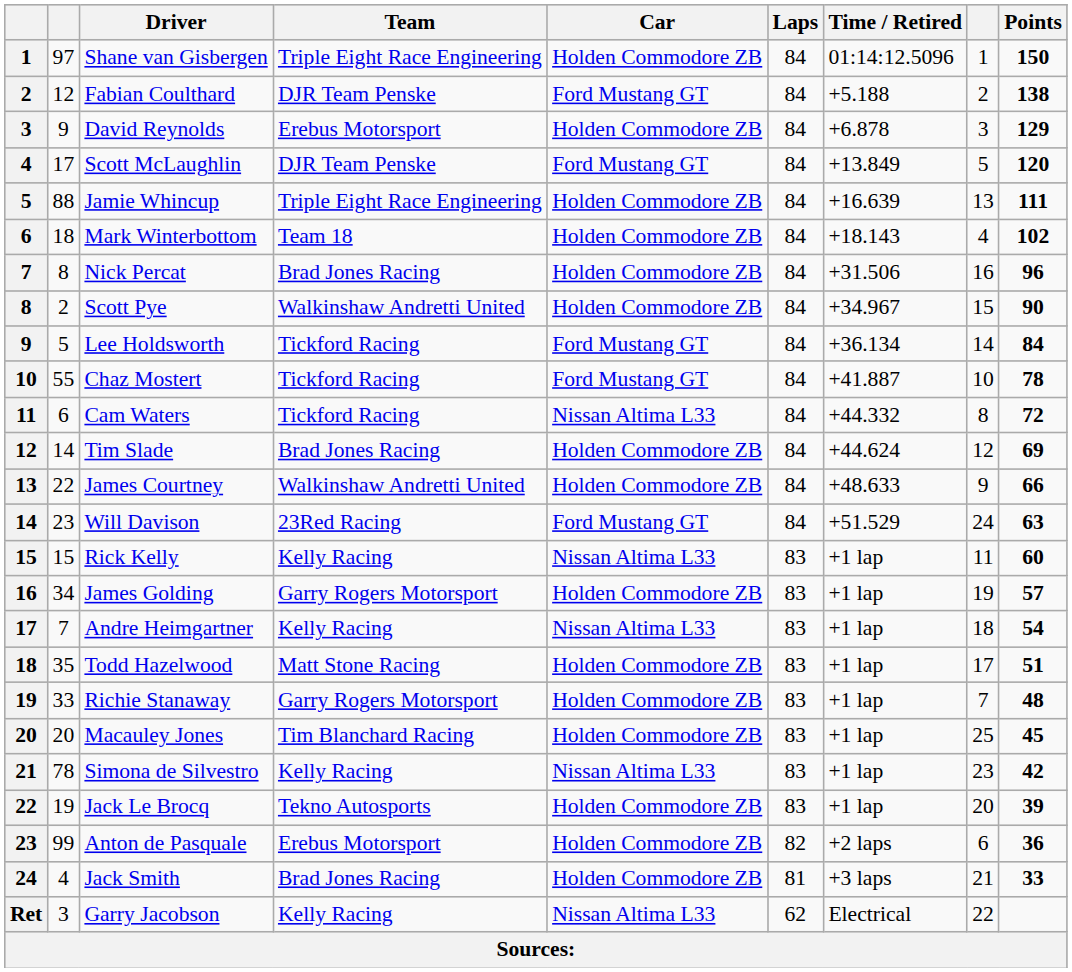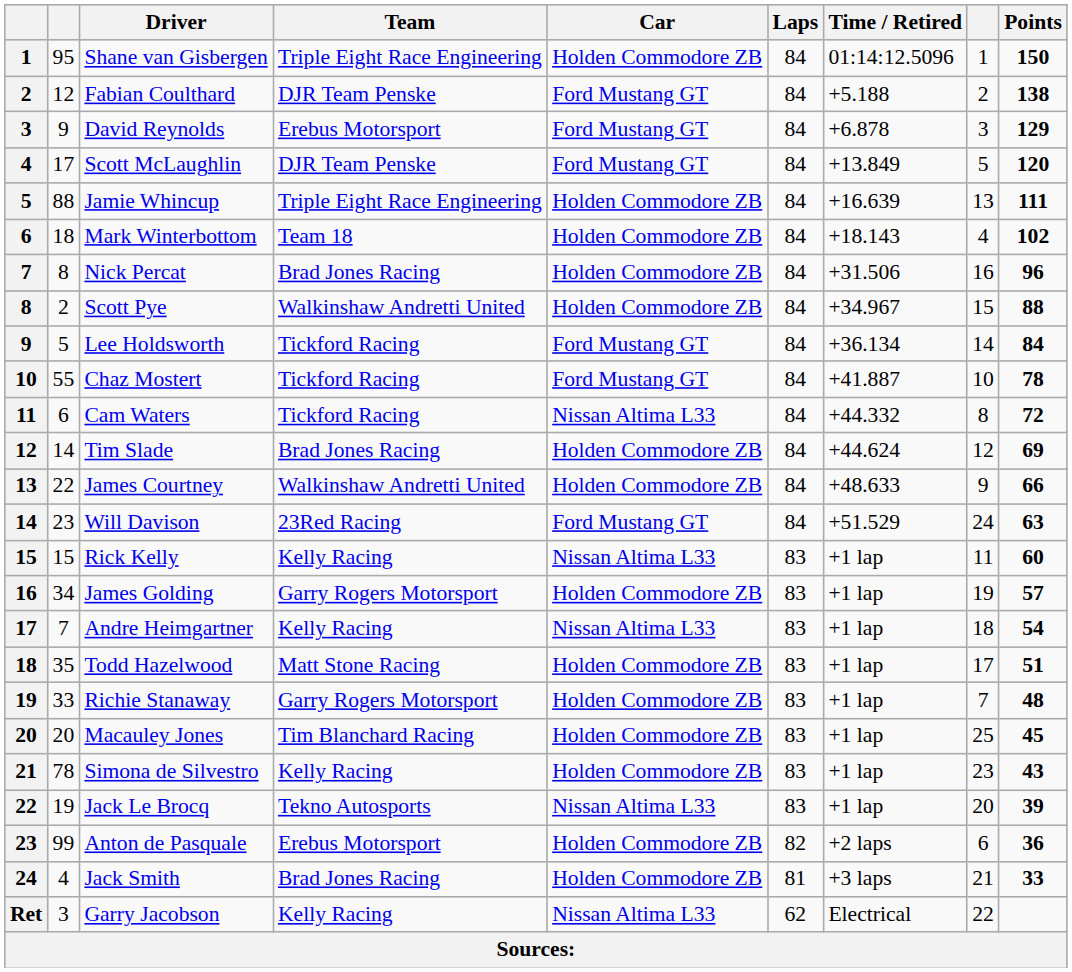(63, 57) 97 -> (63, 57) 95
(657, 128) Holden Commodore ZB -> (630, 128) Ford Mustang GT
(1033, 307) 90 -> (1033, 307) 88
(634, 771) Nissan Altima L33 -> (657, 771) Holden Commodore ZB
(1033, 771) 42 -> (1033, 771) 43
(657, 806) Holden Commodore ZB -> (634, 806) Nissan Altima L33
